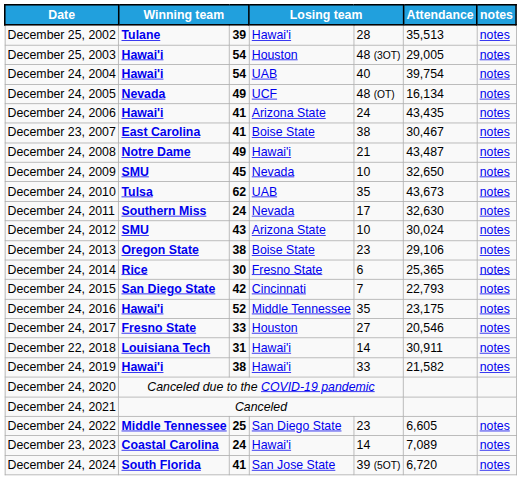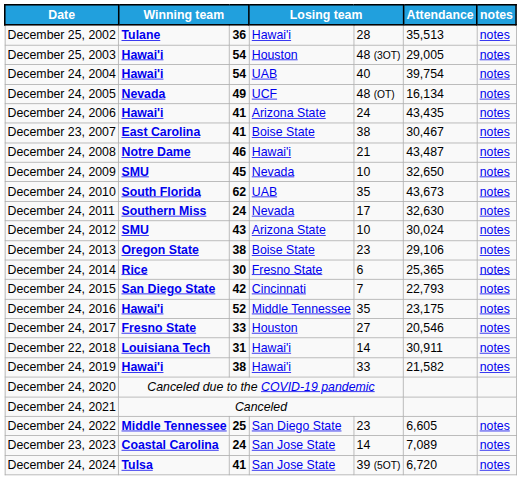(239, 35) 39 -> (239, 35) 36
(239, 152) 49 -> (239, 152) 46
(137, 191) Tulsa -> (161, 191) South Florida
(271, 445) Hawai'i -> (294, 445) San Jose State
(161, 465) South Florida -> (137, 465) Tulsa
